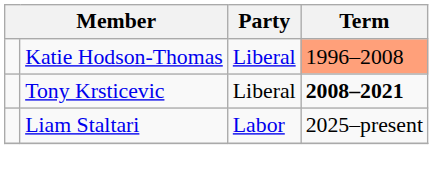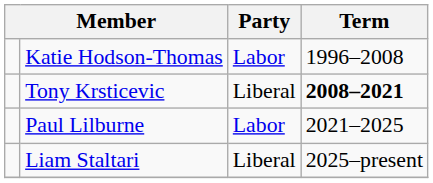(264, 56) Liberal -> (259, 56) Labor
(355, 56) lightsalmon background -> (355, 56) no background
+ row: (85, 125)
(259, 125) Labor -> (264, 159) Liberal
